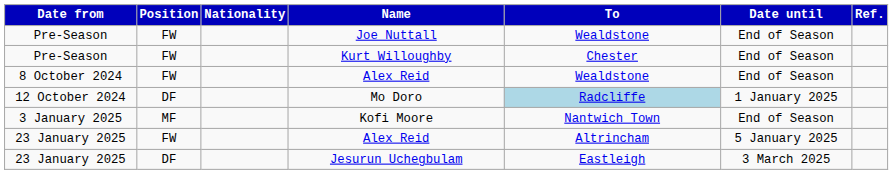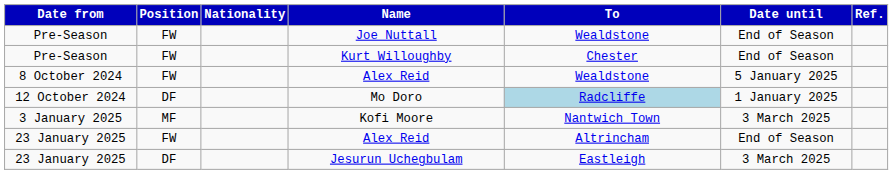(786, 76) End of Season -> (786, 76) 5 January 2025
(786, 118) End of Season -> (786, 118) 3 March 2025
(786, 138) 5 January 2025 -> (786, 138) End of Season
